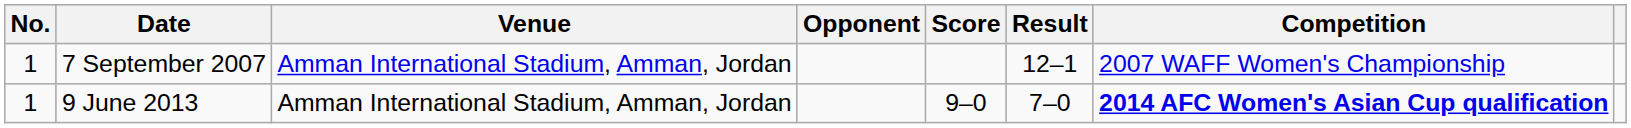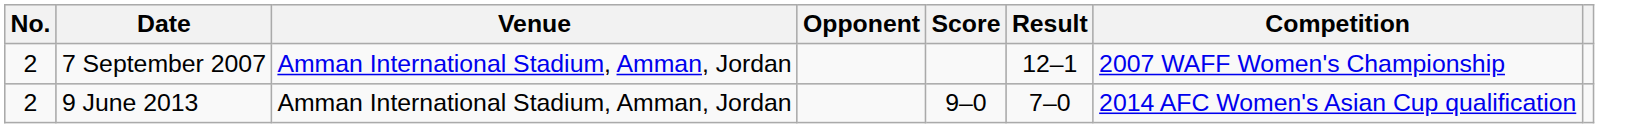(30, 63) 1 -> (30, 63) 2
(30, 102) 1 -> (30, 102) 2
(1354, 102) bold -> (1338, 102) normal
